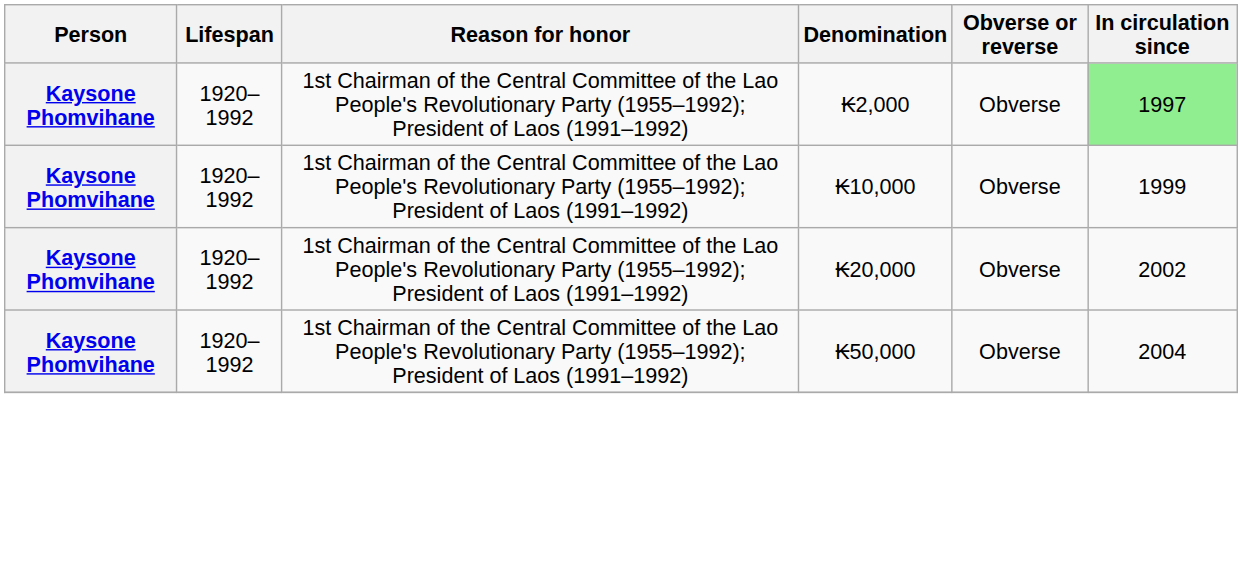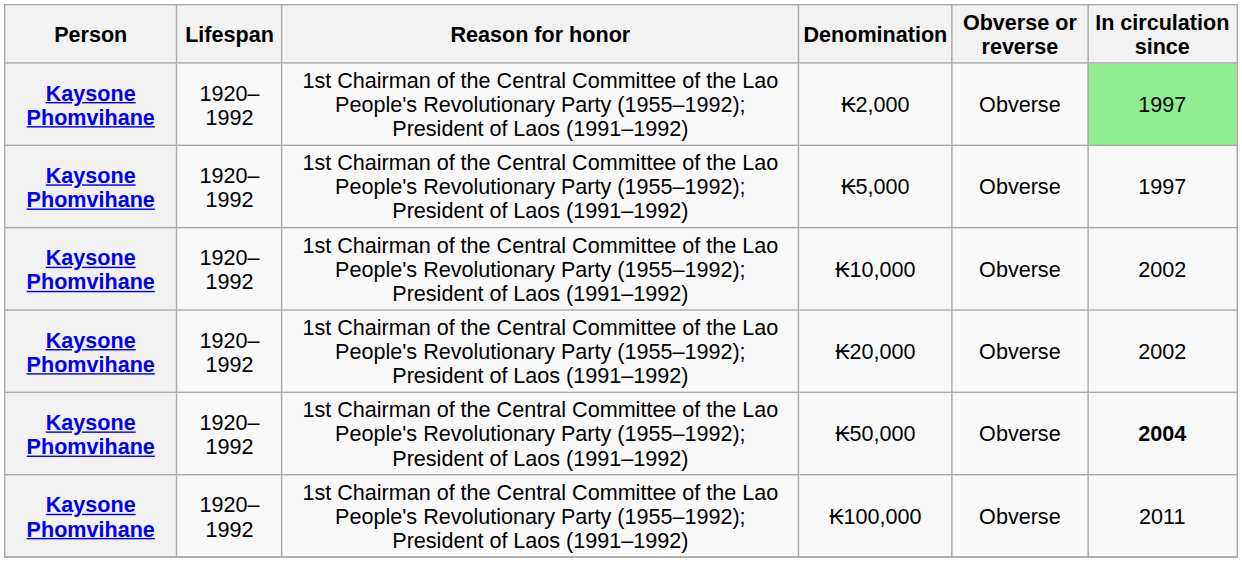+ row: (875, 187)
(1162, 187) 1999 -> (1162, 269) 2002
(1162, 352) normal -> (1162, 434) bold
+ row: (875, 517)
